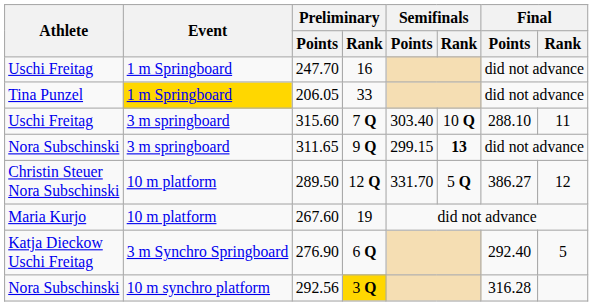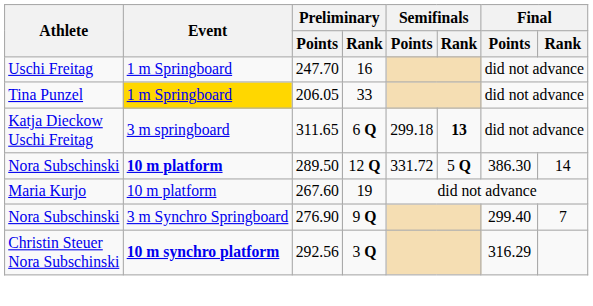- row: (317, 121)
(64, 147) Nora Subschinski -> (55, 130) Katja Dieckow Uschi Freitag
(365, 147) 9 Q -> (365, 130) 6 Q
(412, 147) 299.15 -> (412, 130) 299.18
(64, 182) Christin Steuer Nora Subschinski -> (64, 165) Nora Subschinski
(172, 182) normal -> (175, 165) bold
(412, 182) 331.70 -> (412, 165) 331.72
(509, 182) 386.27 -> (509, 165) 386.30
(563, 182) 12 -> (563, 165) 14
(55, 252) Katja Dieckow Uschi Freitag -> (64, 217) Nora Subschinski
(365, 252) 6 Q -> (365, 217) 9 Q
(509, 252) 292.40 -> (509, 217) 299.40
(563, 252) 5 -> (563, 217) 7
(64, 287) Nora Subschinski -> (64, 252) Christin Steuer Nora Subschinski
(198, 287) normal -> (203, 252) bold
(365, 287) gold background -> (365, 252) no background
(509, 287) 316.28 -> (509, 252) 316.29
